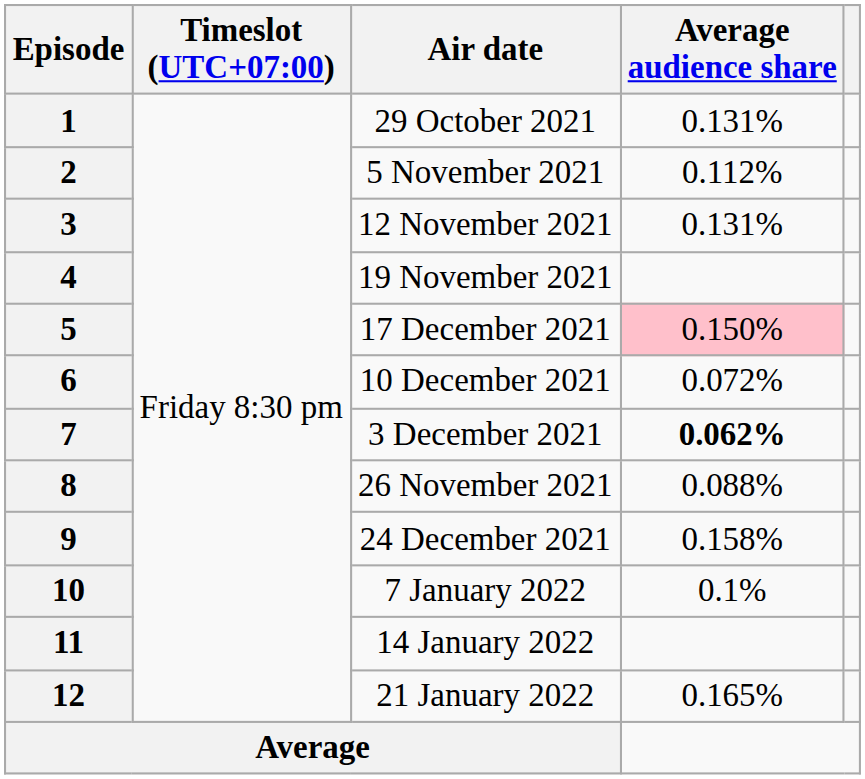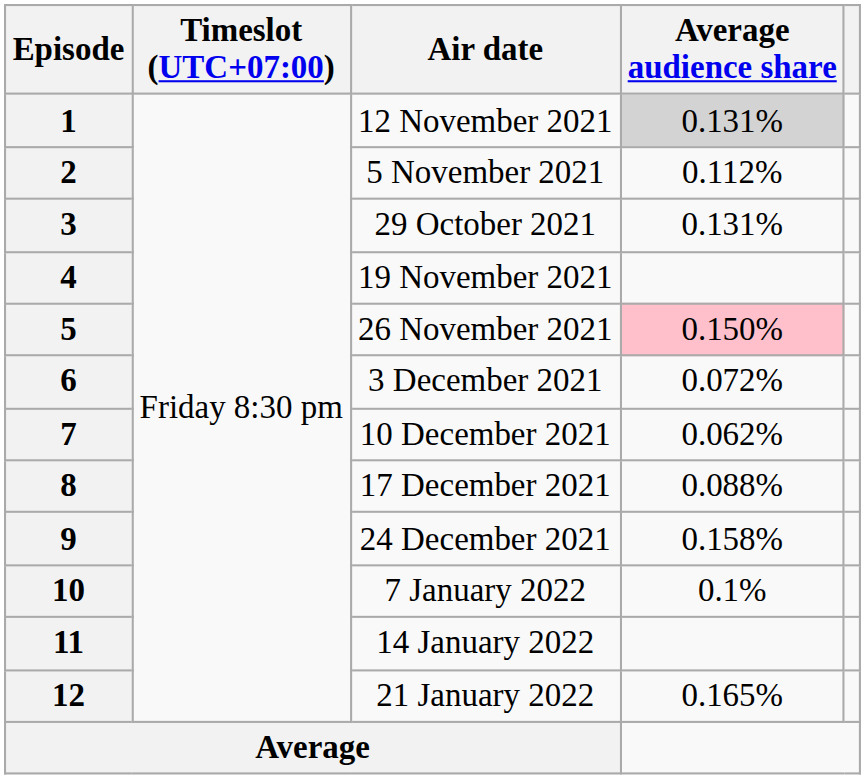(485, 119) 29 October 2021 -> (485, 119) 12 November 2021
(732, 119) no background -> (732, 119) lightgrey background
(485, 224) 12 November 2021 -> (485, 224) 29 October 2021
(485, 329) 17 December 2021 -> (485, 329) 26 November 2021
(485, 381) 10 December 2021 -> (485, 381) 3 December 2021
(485, 433) 3 December 2021 -> (485, 433) 10 December 2021
(732, 433) bold -> (732, 433) normal
(485, 485) 26 November 2021 -> (485, 485) 17 December 2021
